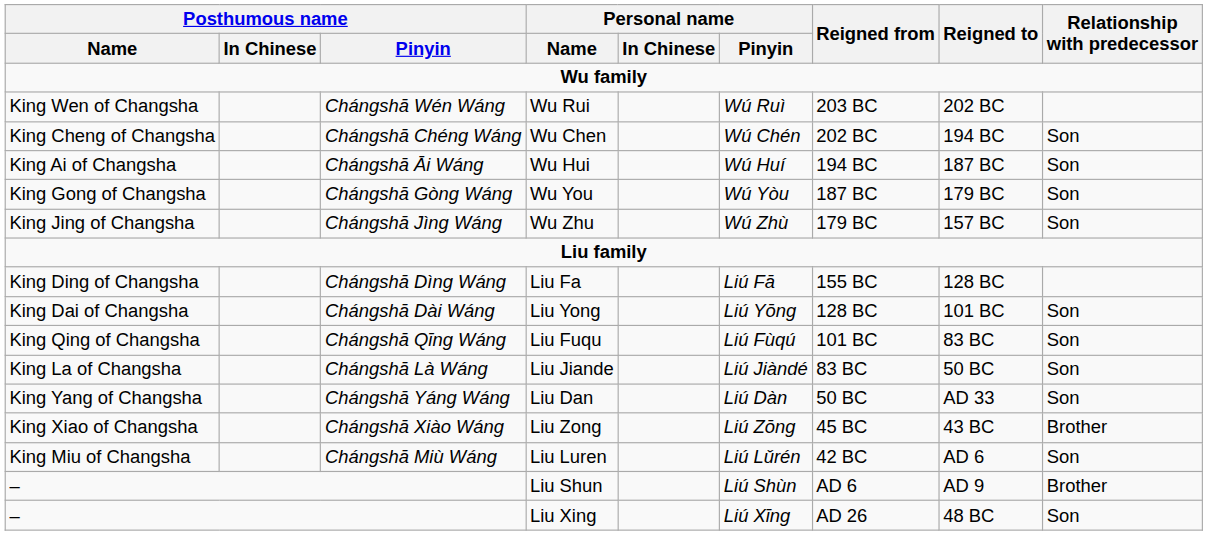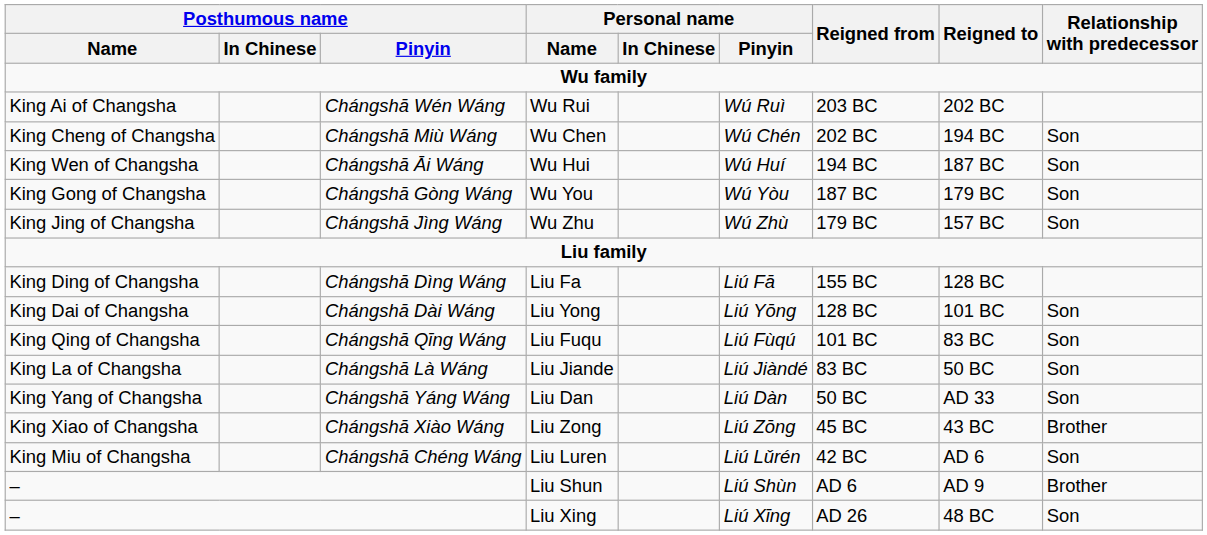(104, 106) King Wen of Changsha -> (93, 106) King Ai of Changsha
(423, 135) Chángshā Chéng Wáng -> (411, 135) Chángshā Miù Wáng
(93, 164) King Ai of Changsha -> (104, 164) King Wen of Changsha
(411, 456) Chángshā Miù Wáng -> (423, 456) Chángshā Chéng Wáng
